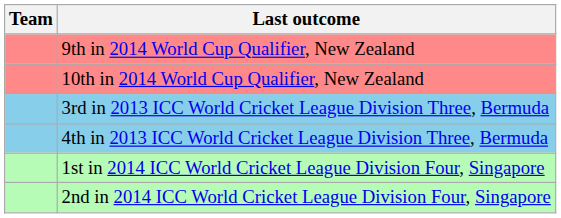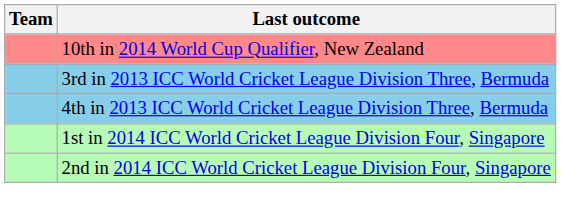- row: (238, 49)
